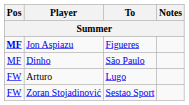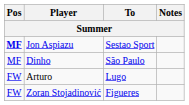(122, 44) Figueres -> (130, 44) Sestao Sport
(130, 92) Sestao Sport -> (122, 92) Figueres
